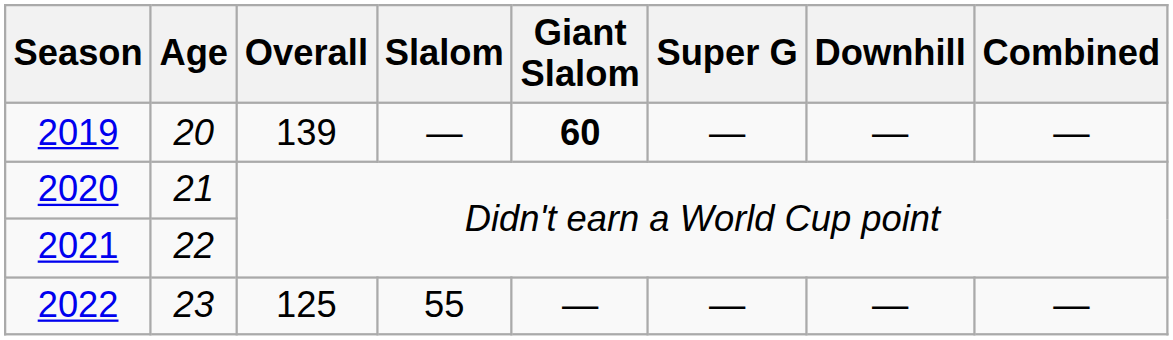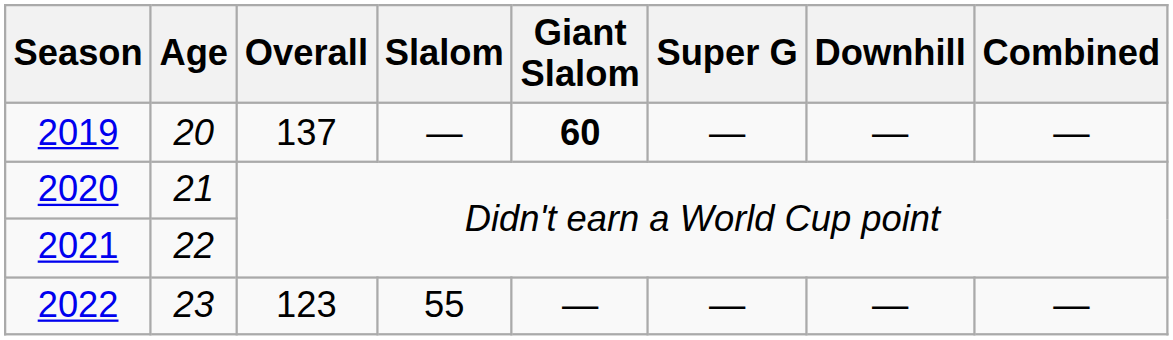(306, 131) 139 -> (306, 131) 137
(306, 304) 125 -> (306, 304) 123
